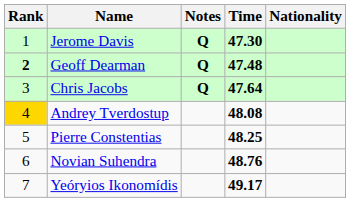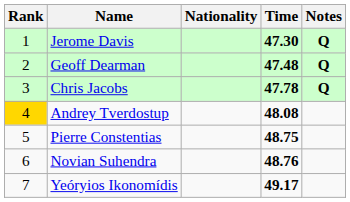columns swapped: (306, 16) <-> (203, 16)
(26, 64) bold -> (26, 64) normal
(245, 88) 47.64 -> (281, 88) 47.78
(245, 137) 48.25 -> (281, 137) 48.75
